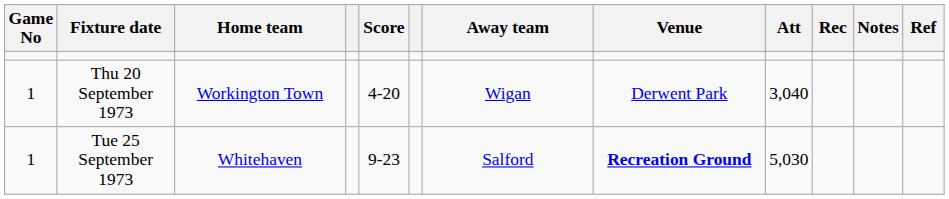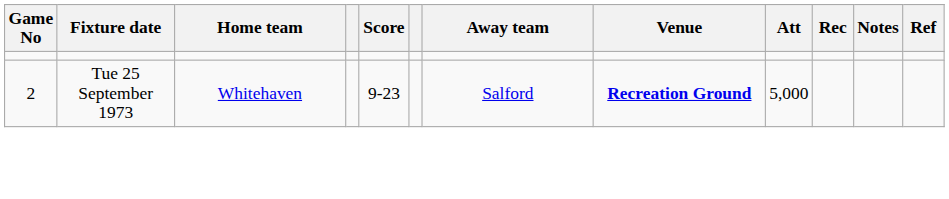- row: (116, 93)
(31, 160) 1 -> (31, 93) 2
(789, 160) 5,030 -> (789, 93) 5,000
